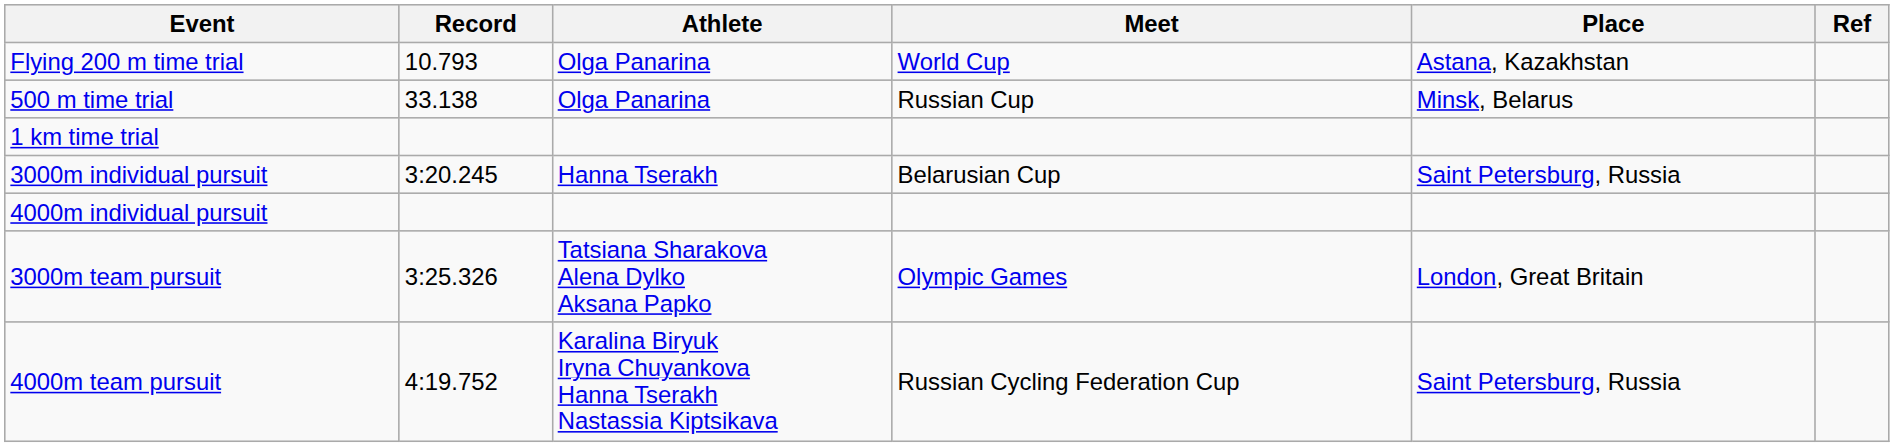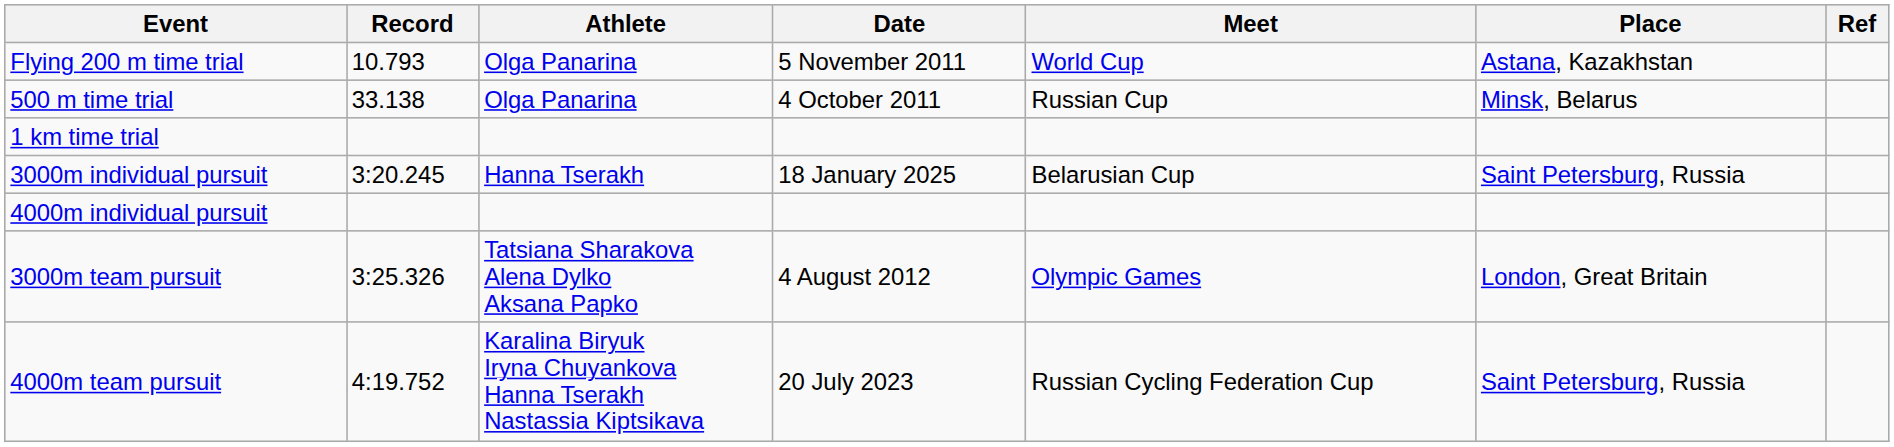+ column: (899, 24)
